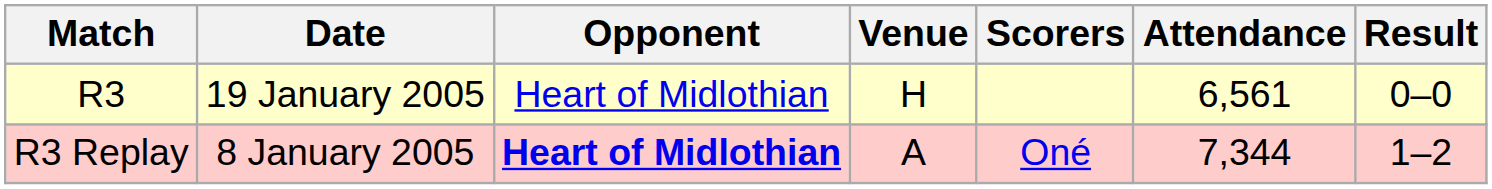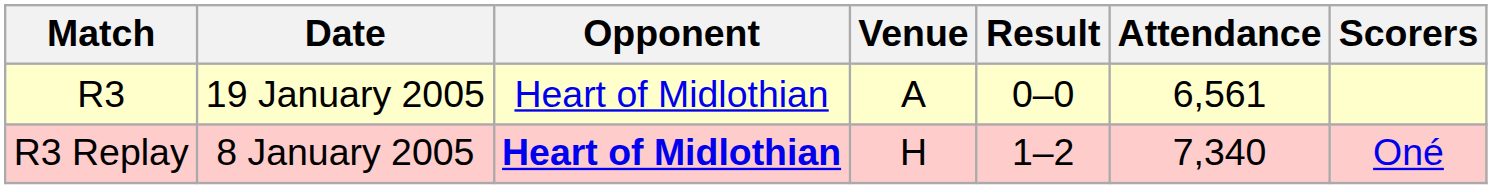columns swapped: (1421, 34) <-> (1056, 34)
(913, 93) H -> (914, 93) A
(914, 152) A -> (913, 152) H
(1245, 152) 7,344 -> (1220, 152) 7,340
